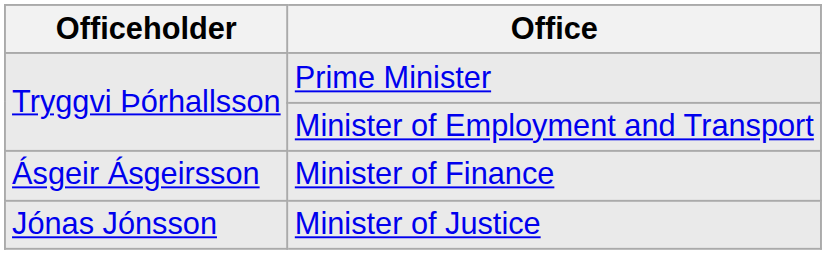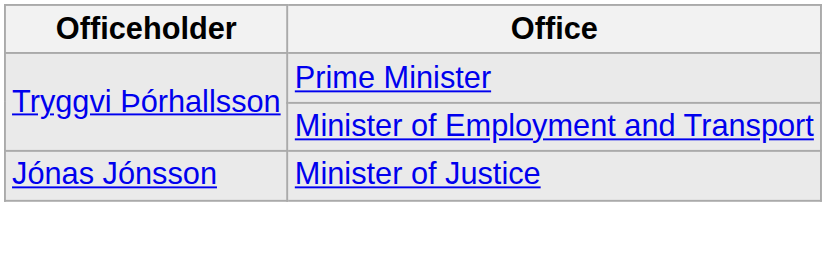- row: (425, 175)
